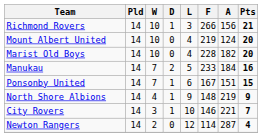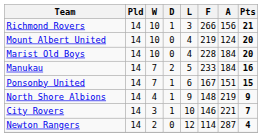(228, 54) 182 -> (228, 54) 184
